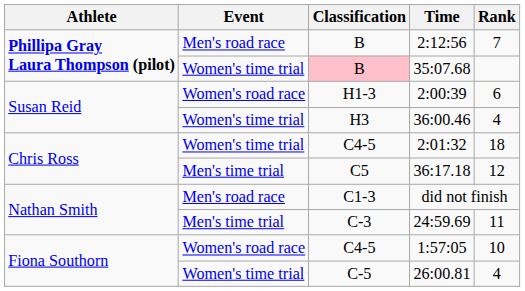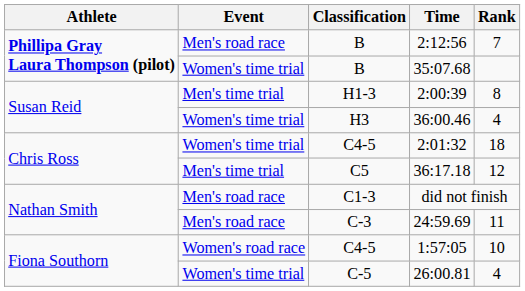(359, 68) pink background -> (359, 68) no background
(244, 94) Women's road race -> (233, 94) Men's time trial
(497, 94) 6 -> (497, 94) 8
(233, 222) Men's time trial -> (234, 222) Men's road race
